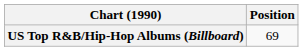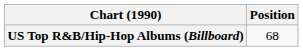(272, 35) 69 -> (272, 35) 68
